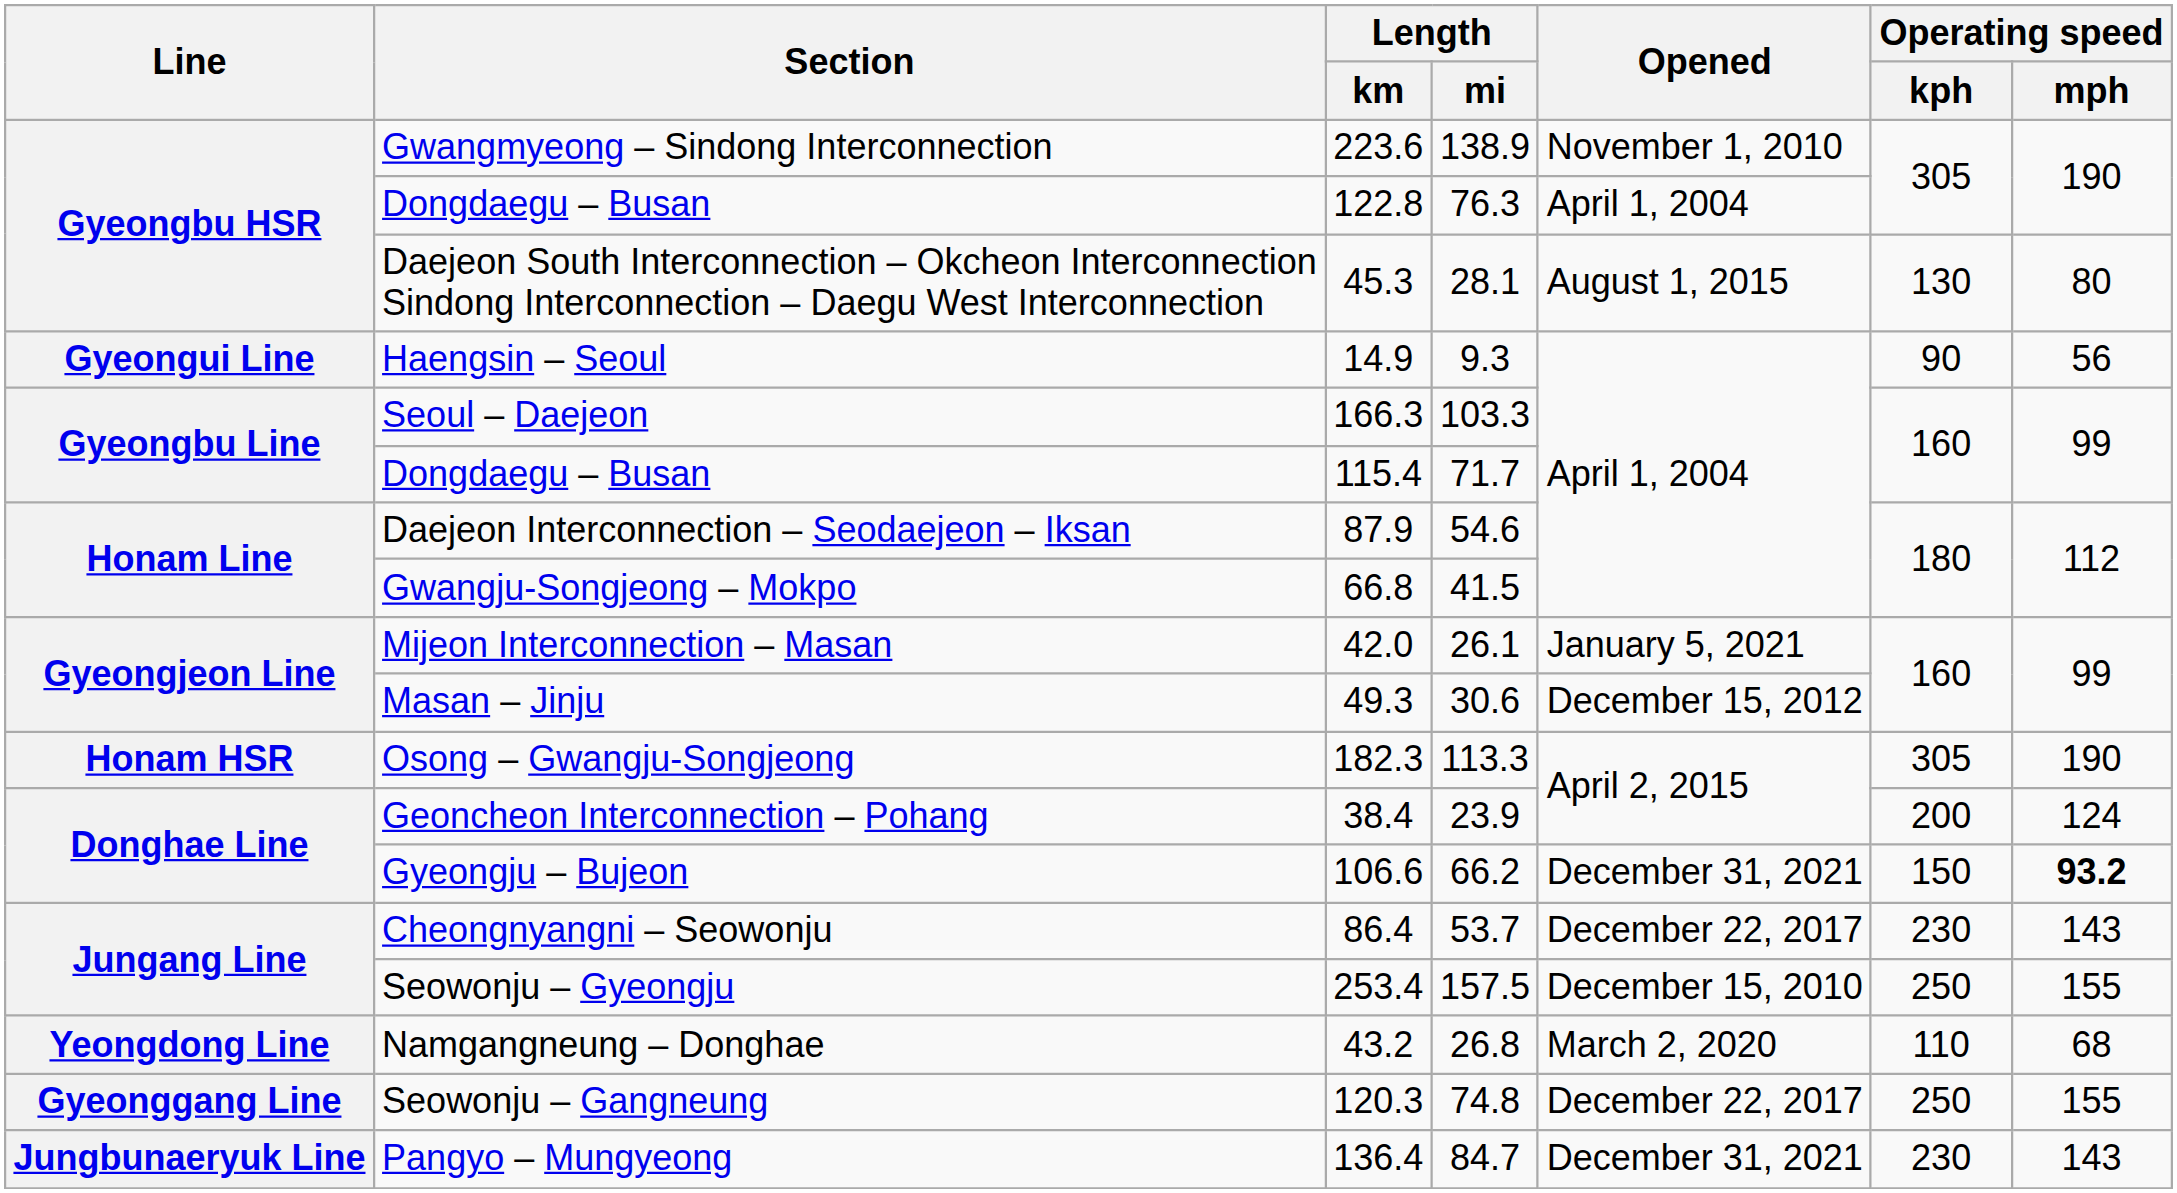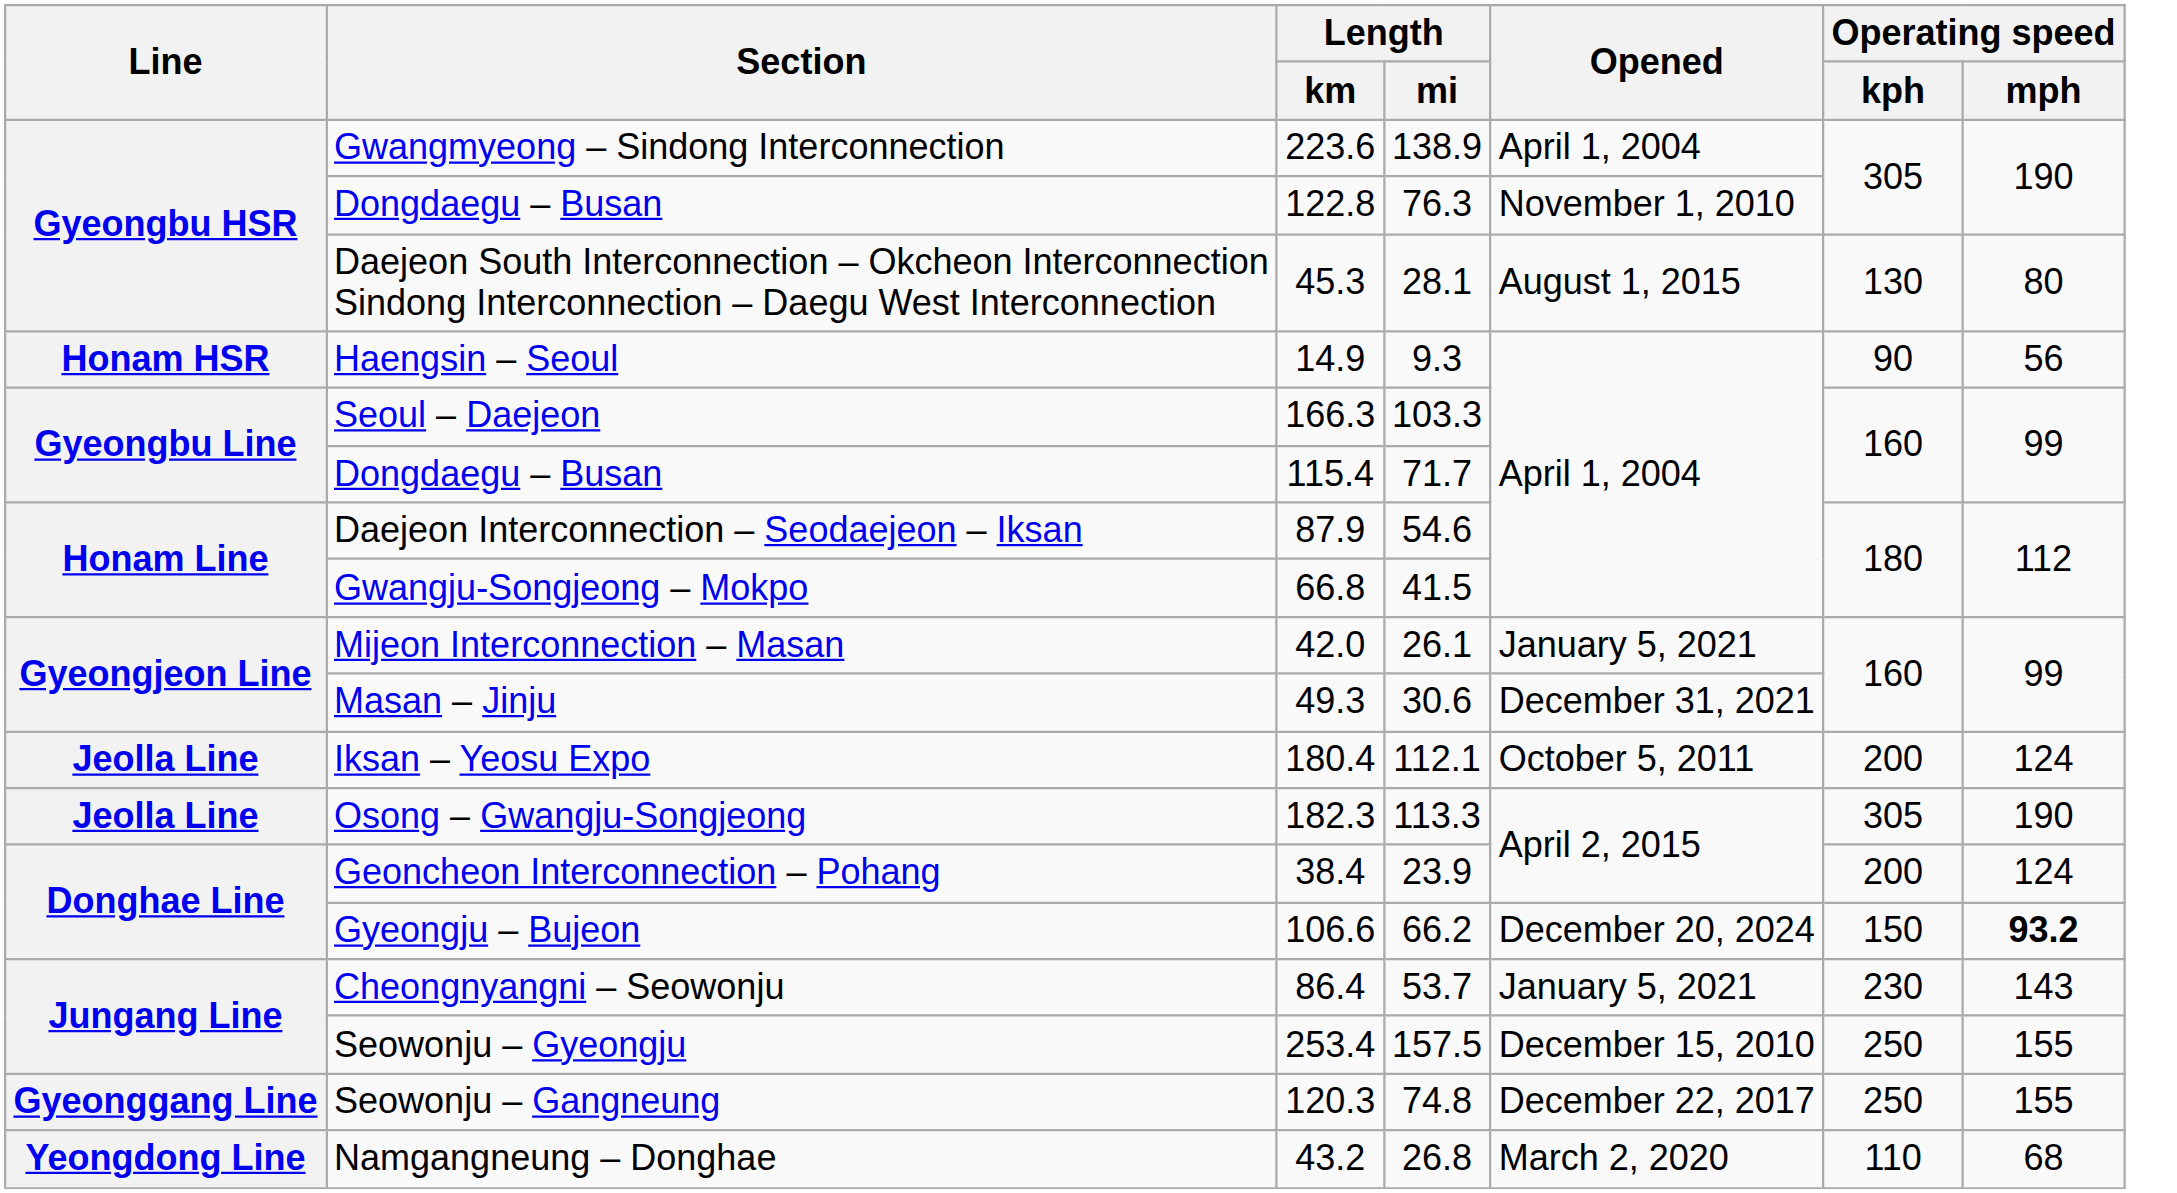(1695, 147) November 1, 2010 -> (1600, 147) April 1, 2004
(1648, 204) April 1, 2004 -> (1647, 204) November 1, 2010
(189, 359) Gyeongui Line -> (165, 359) Honam HSR
(1705, 701) December 15, 2012 -> (1657, 701) December 31, 2021
+ row: (492, 758)
(189, 758) Honam HSR -> (165, 815) Jeolla Line
(1705, 872) December 31, 2021 -> (1657, 929) December 20, 2024
(1705, 929) December 22, 2017 -> (1628, 987) January 5, 2021
rows swapped: (575, 1101) <-> (603, 1044)
- row: (557, 1158)
